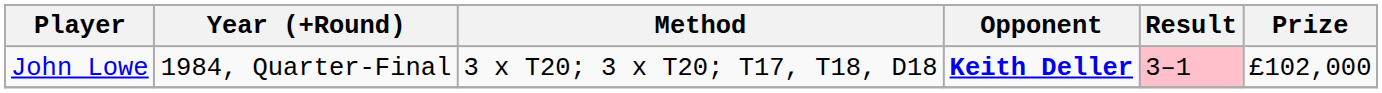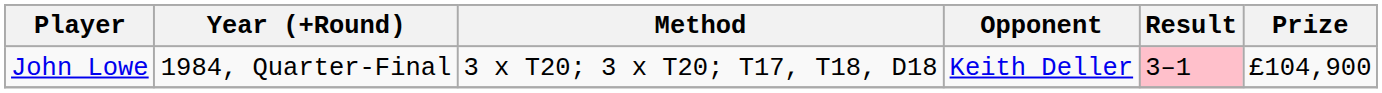(1041, 67) bold -> (1041, 67) normal
(1310, 67) £102,000 -> (1310, 67) £104,900
